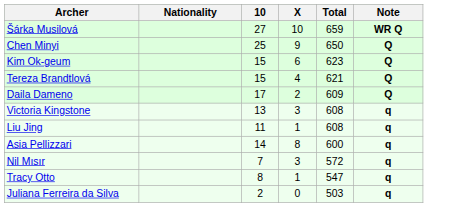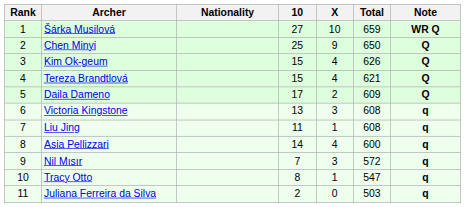+ column: (23, 12)
(297, 62) 6 -> (335, 62) 4
(335, 62) 623 -> (372, 62) 626
(297, 144) 8 -> (335, 144) 4
